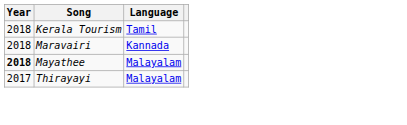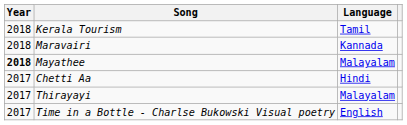+ row: (64, 79)
+ row: (186, 112)
